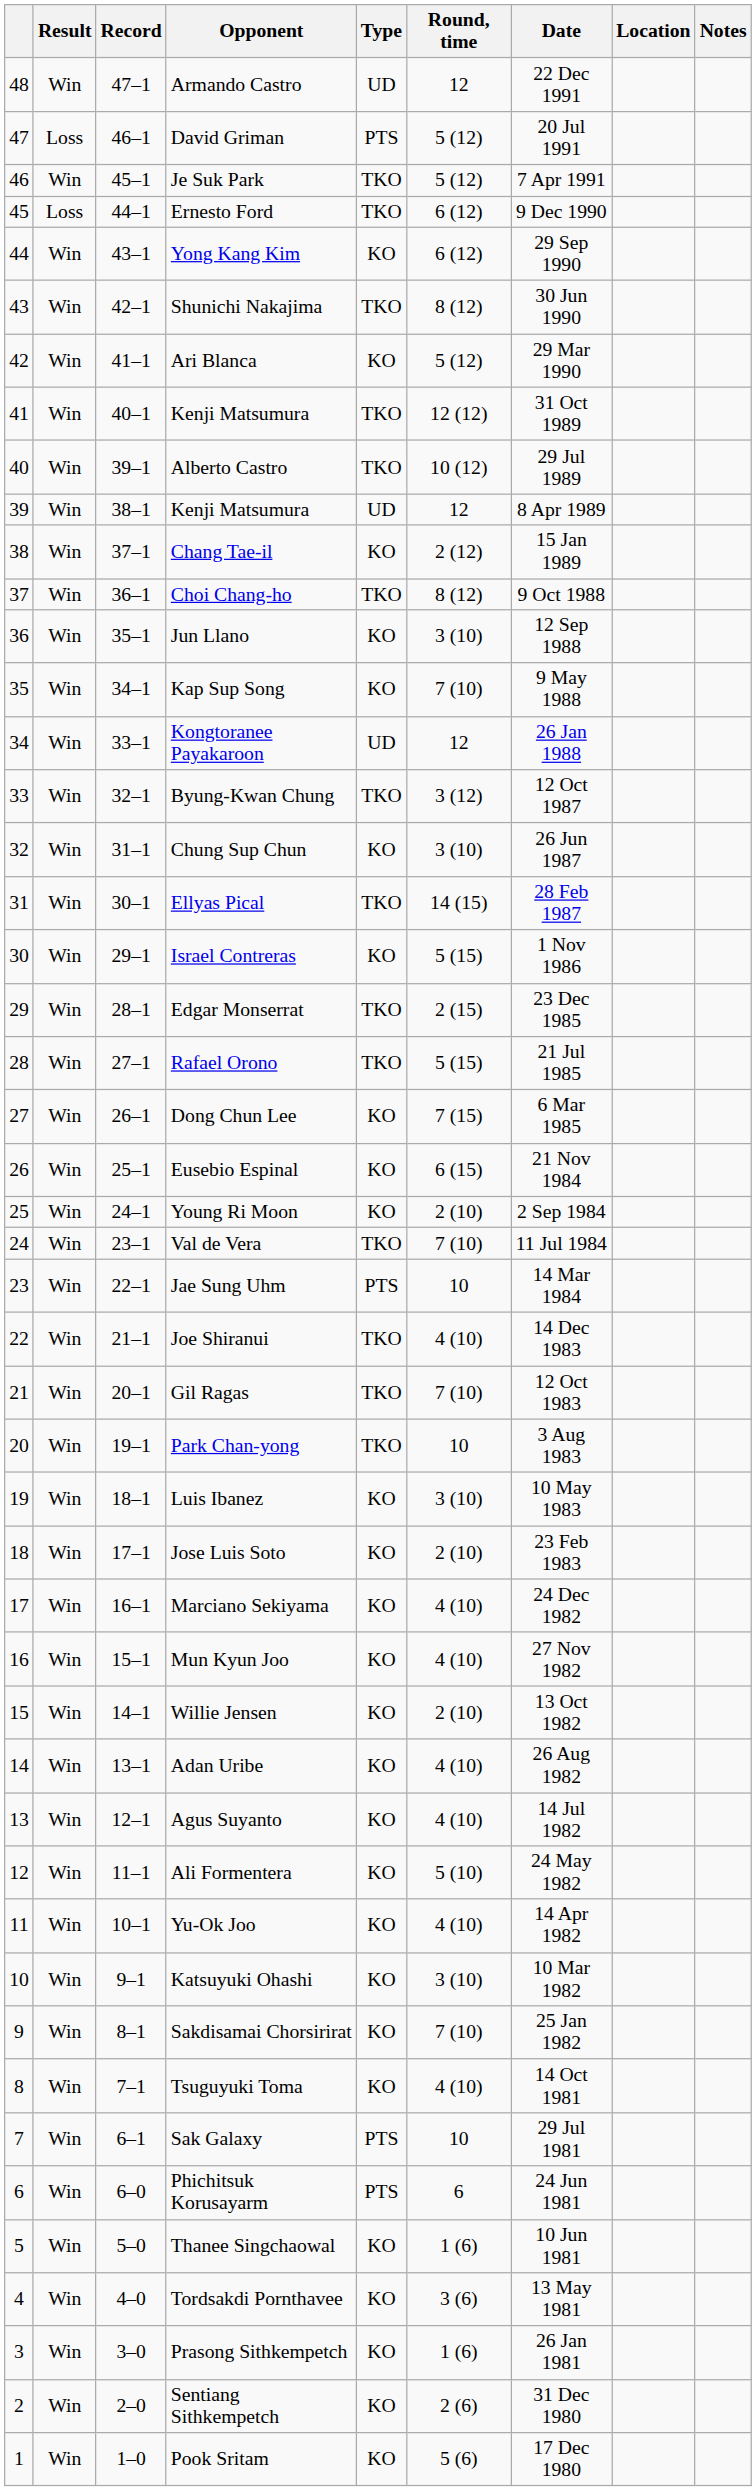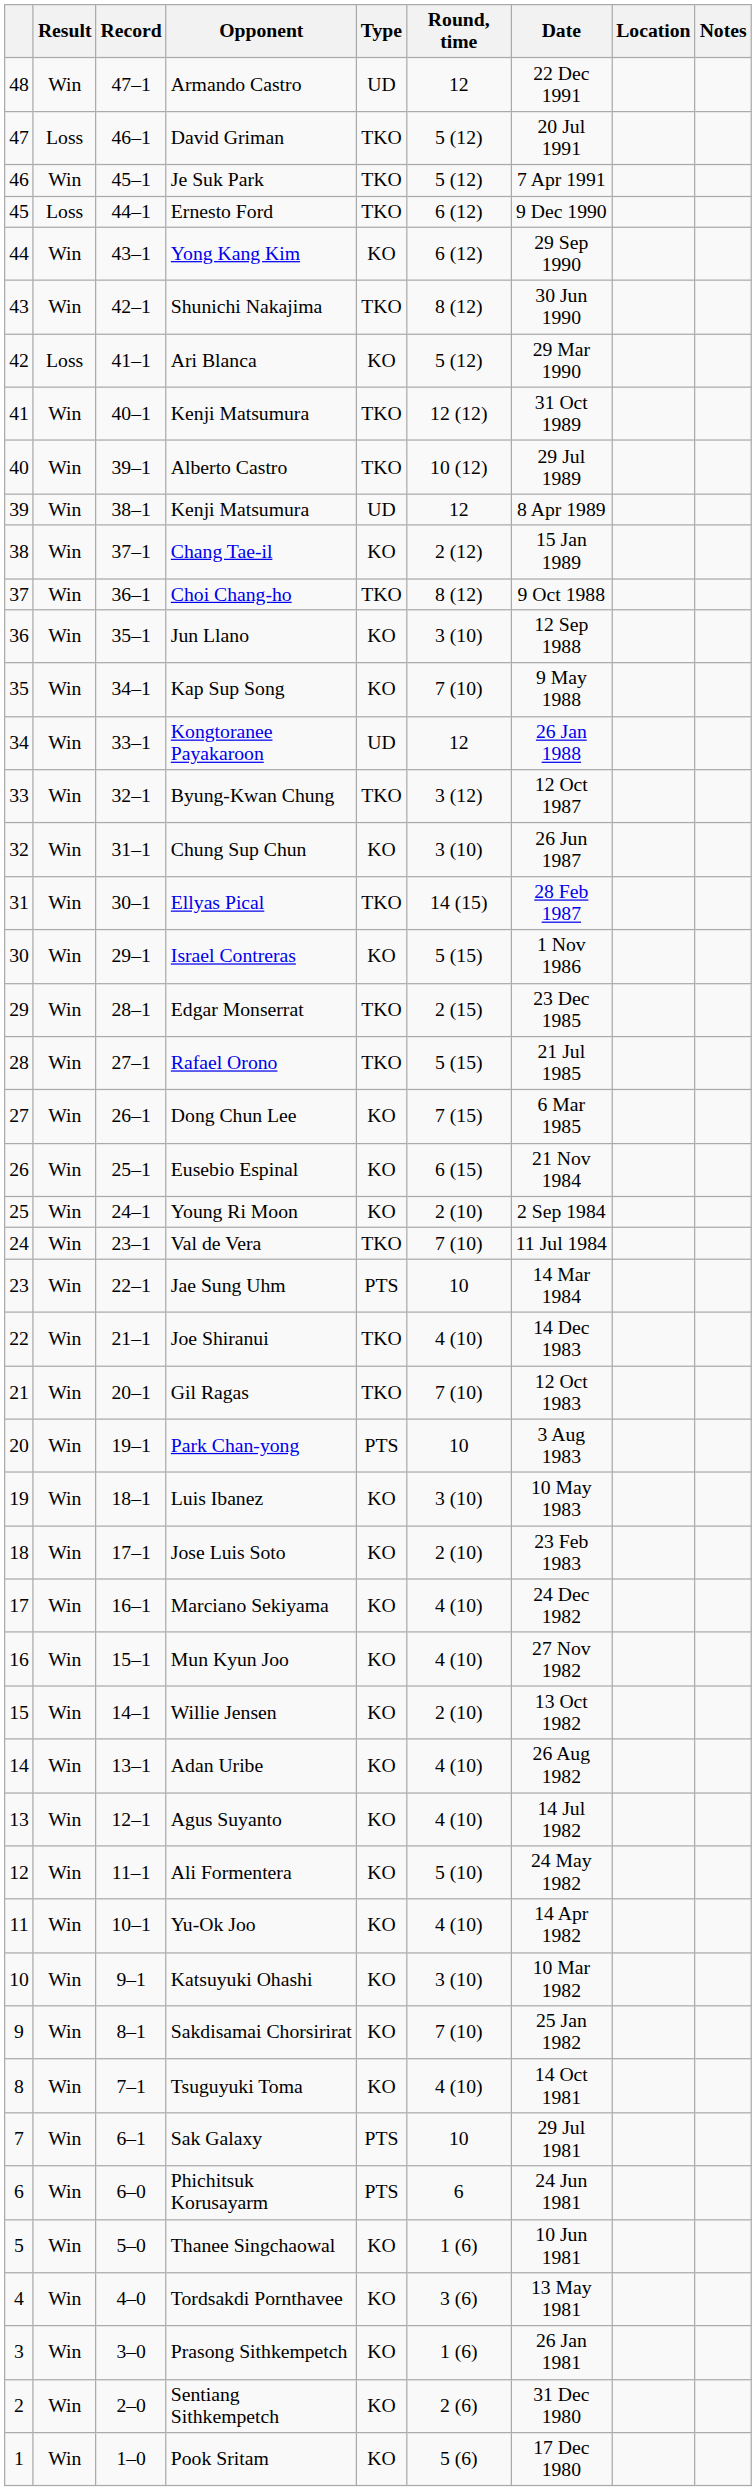(381, 137) PTS -> (381, 137) TKO
(65, 360) Win -> (65, 360) Loss
(381, 1445) TKO -> (381, 1445) PTS
